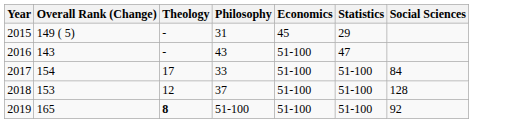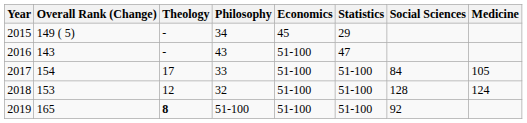+ column: (495, 14)
(221, 33) 31 -> (221, 33) 34
(221, 90) 37 -> (221, 90) 32
